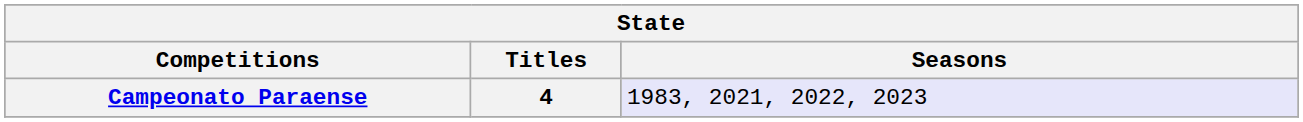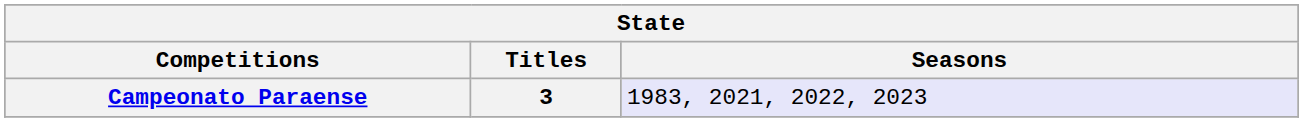(546, 98) 4 -> (546, 98) 3
